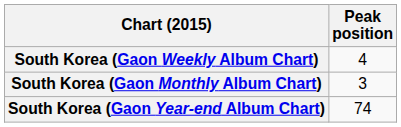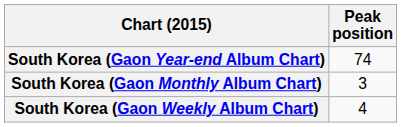rows swapped: (167, 59) <-> (167, 109)
